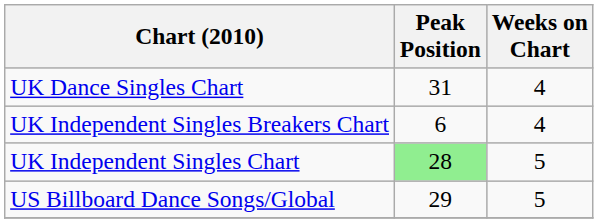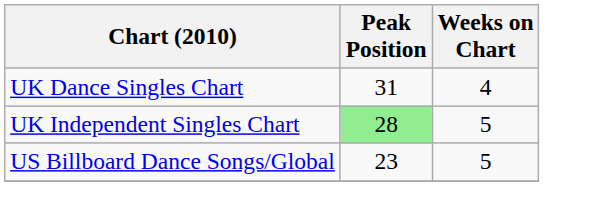- row: (200, 124)
(440, 198) 29 -> (386, 161) 23
